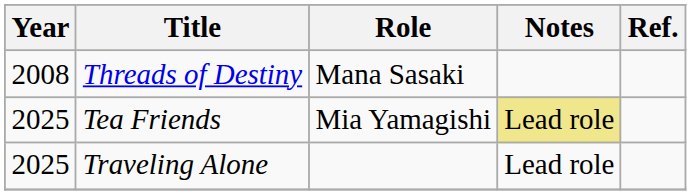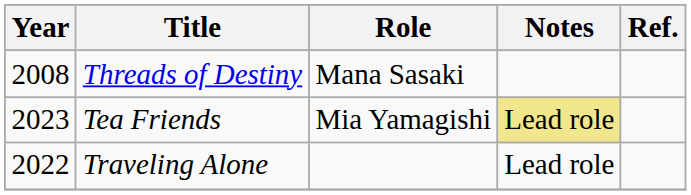(41, 119) 2025 -> (41, 119) 2023
(41, 165) 2025 -> (41, 165) 2022
